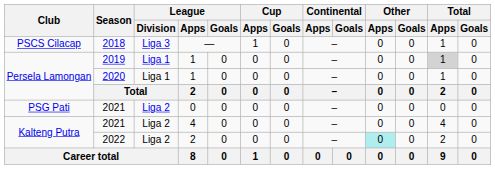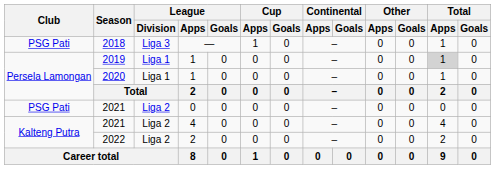(49, 44) PSCS Cilacap -> (49, 44) PSG Pati
(380, 140) paleturquoise background -> (380, 140) no background
